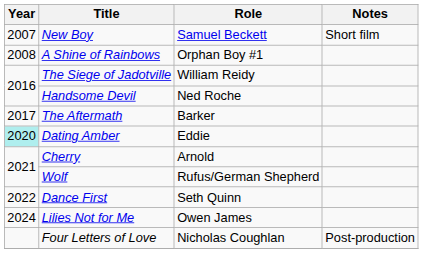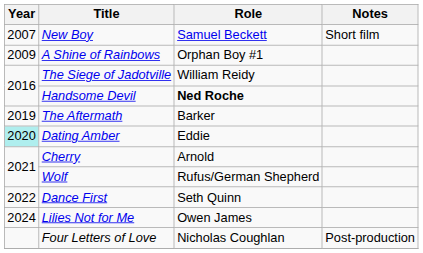(22, 55) 2008 -> (22, 55) 2009
(209, 95) normal -> (211, 95) bold
(22, 116) 2017 -> (22, 116) 2019
